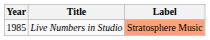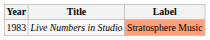(16, 27) 1985 -> (16, 27) 1983
